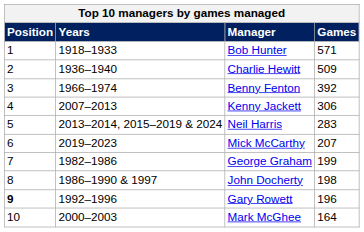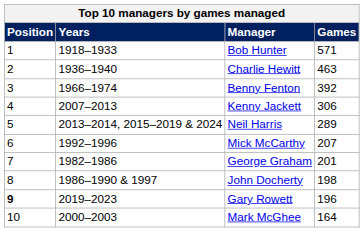(327, 69) 509 -> (327, 69) 463
(327, 124) 283 -> (327, 124) 289
(88, 143) 2019–2023 -> (88, 143) 1992–1996
(327, 161) 199 -> (327, 161) 201
(88, 198) 1992–1996 -> (88, 198) 2019–2023
